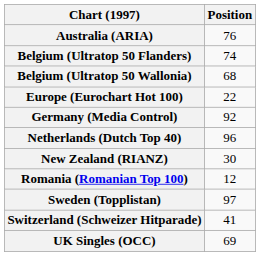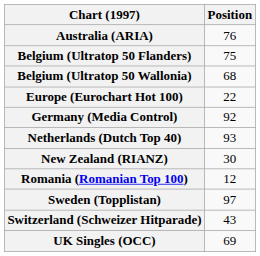(230, 55) 74 -> (230, 55) 75
(230, 138) 96 -> (230, 138) 93
(230, 220) 41 -> (230, 220) 43
